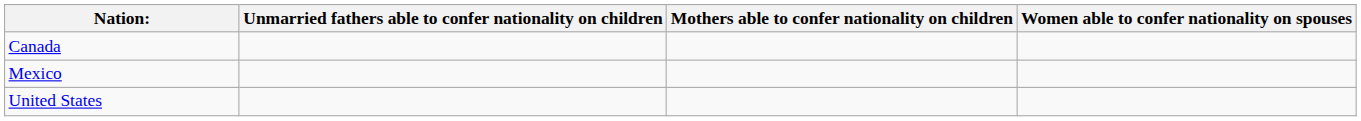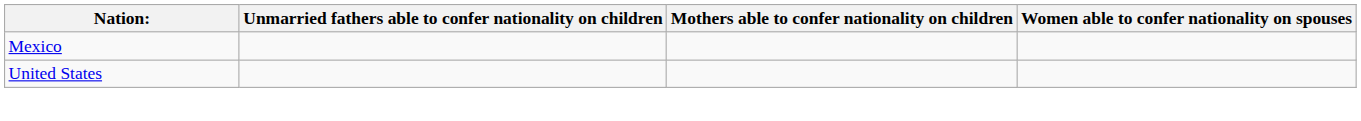- row: (35, 45)
